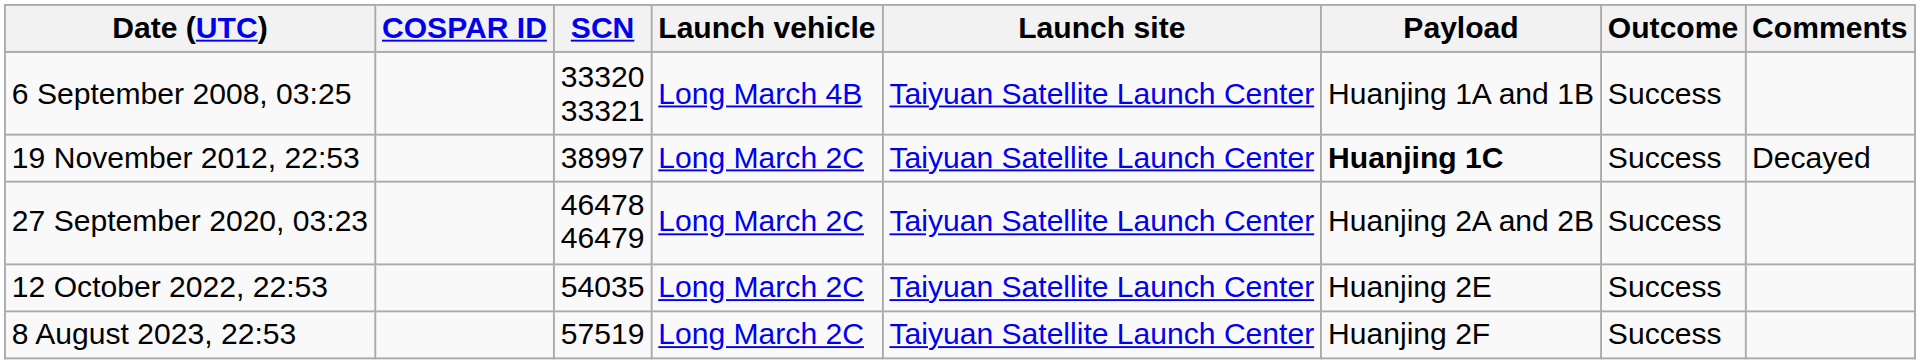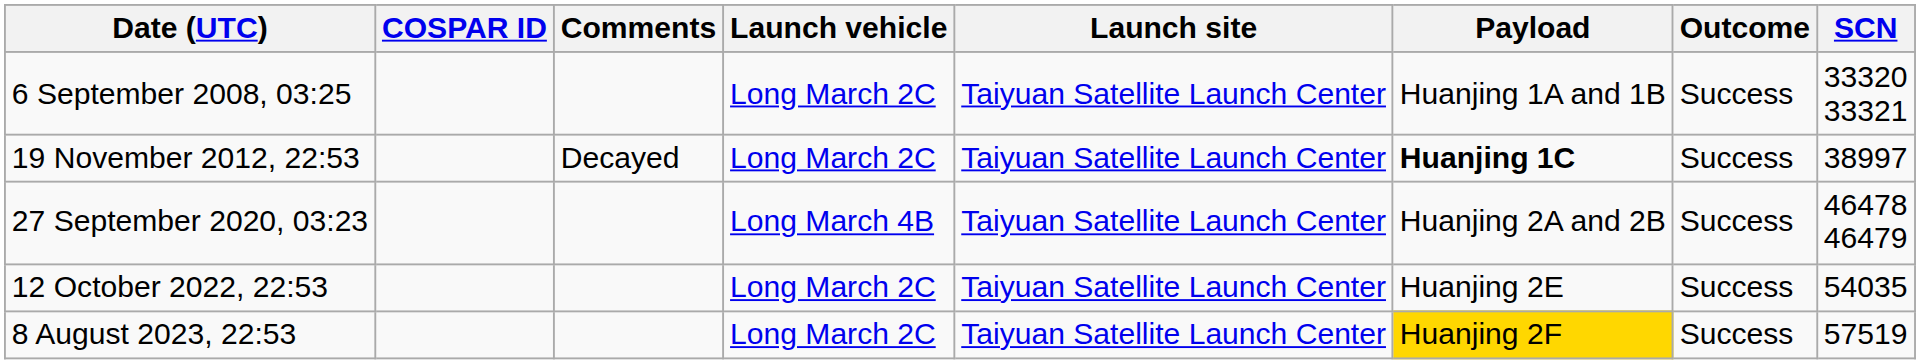columns swapped: (603, 28) <-> (1830, 28)
(760, 92) Long March 4B -> (833, 92) Long March 2C
(761, 222) Long March 2C -> (832, 222) Long March 4B
(1409, 334) no background -> (1481, 334) gold background
